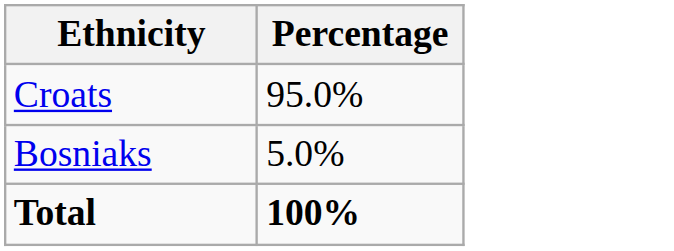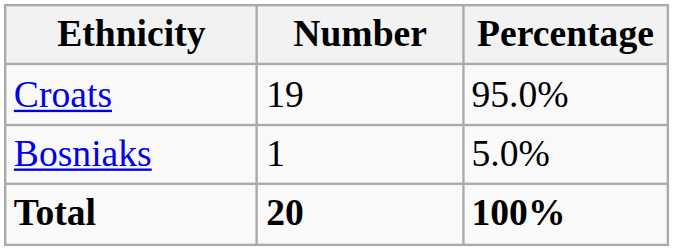+ column: (360, 34)
